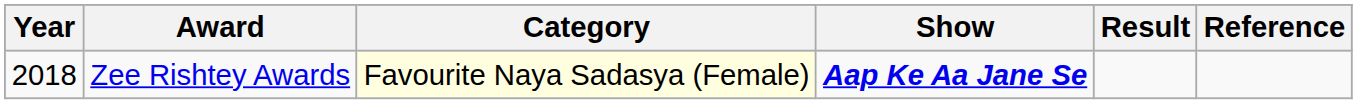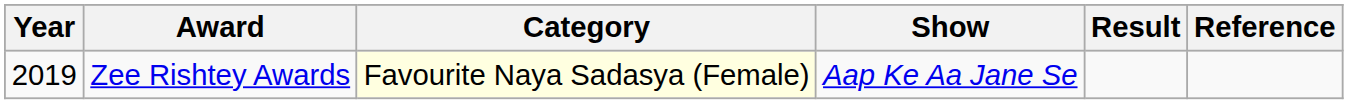(44, 74) 2018 -> (44, 74) 2019
(955, 74) bold -> (950, 74) normal
